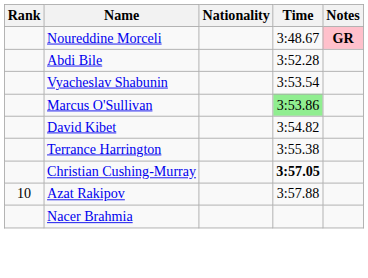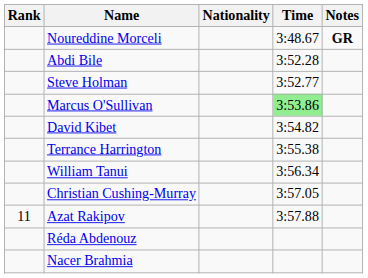(343, 37) pink background -> (342, 37) no background
+ row: (87, 82)
- row: (107, 82)
+ row: (87, 171)
(298, 171) bold -> (298, 194) normal
(24, 194) 10 -> (24, 216) 11
+ row: (92, 238)
